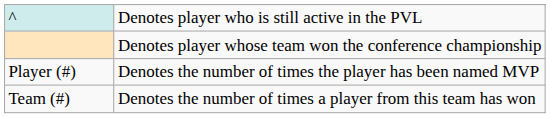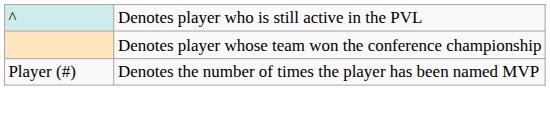- row: (39, 98)
